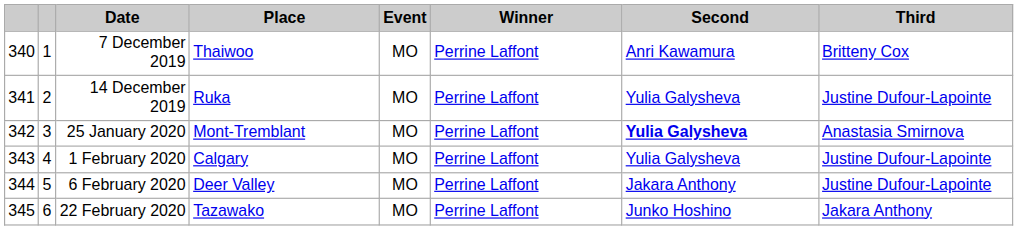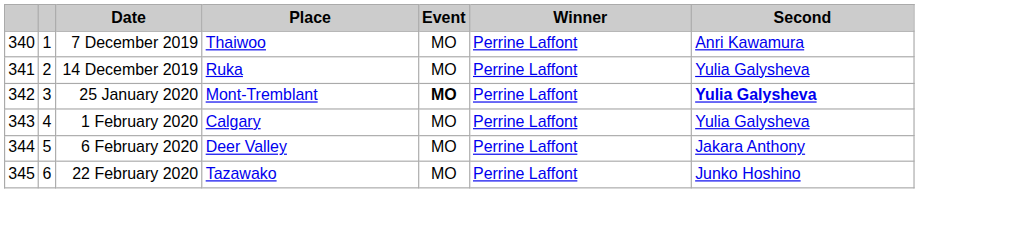- column: (916, 17)
(405, 132) normal -> (444, 95) bold
